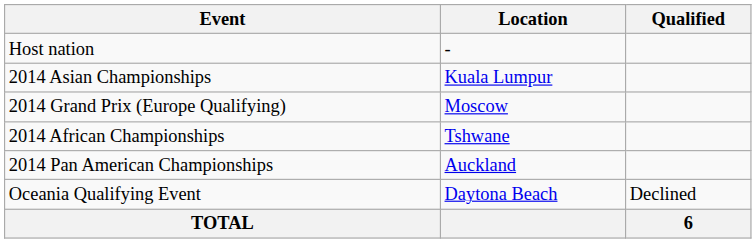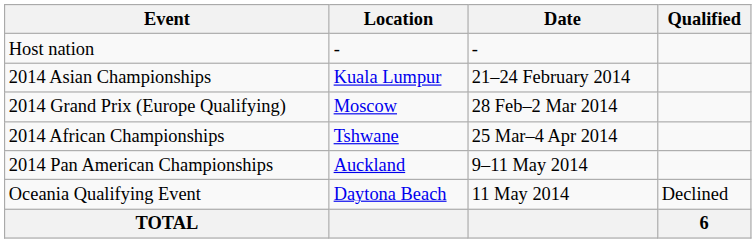+ column: (562, 19)
